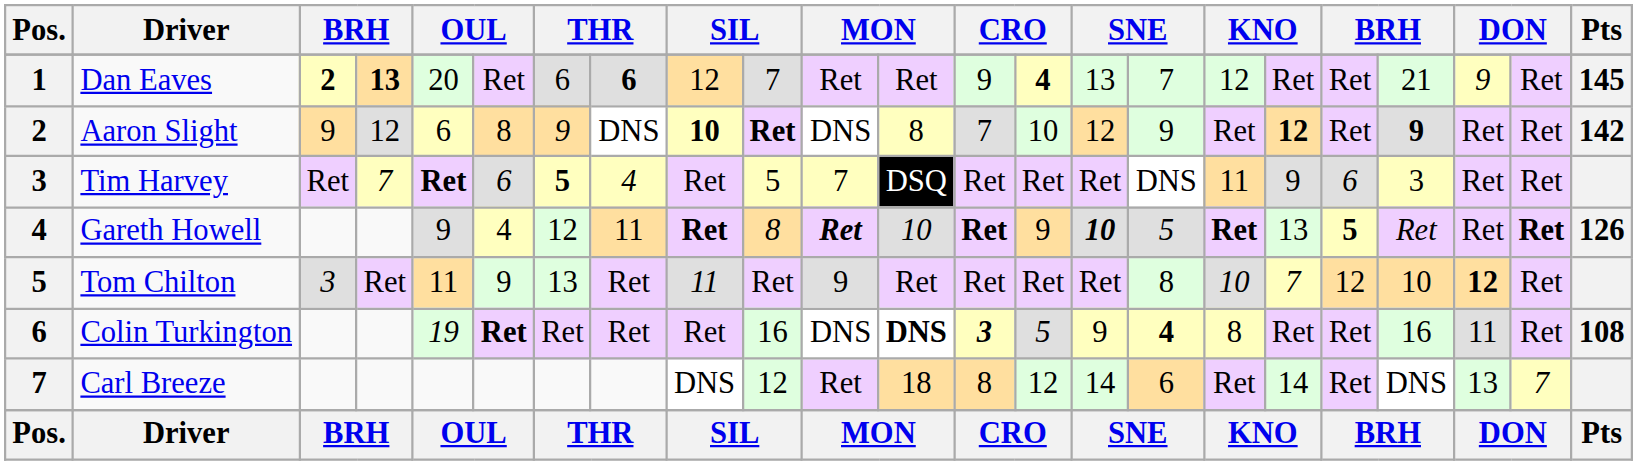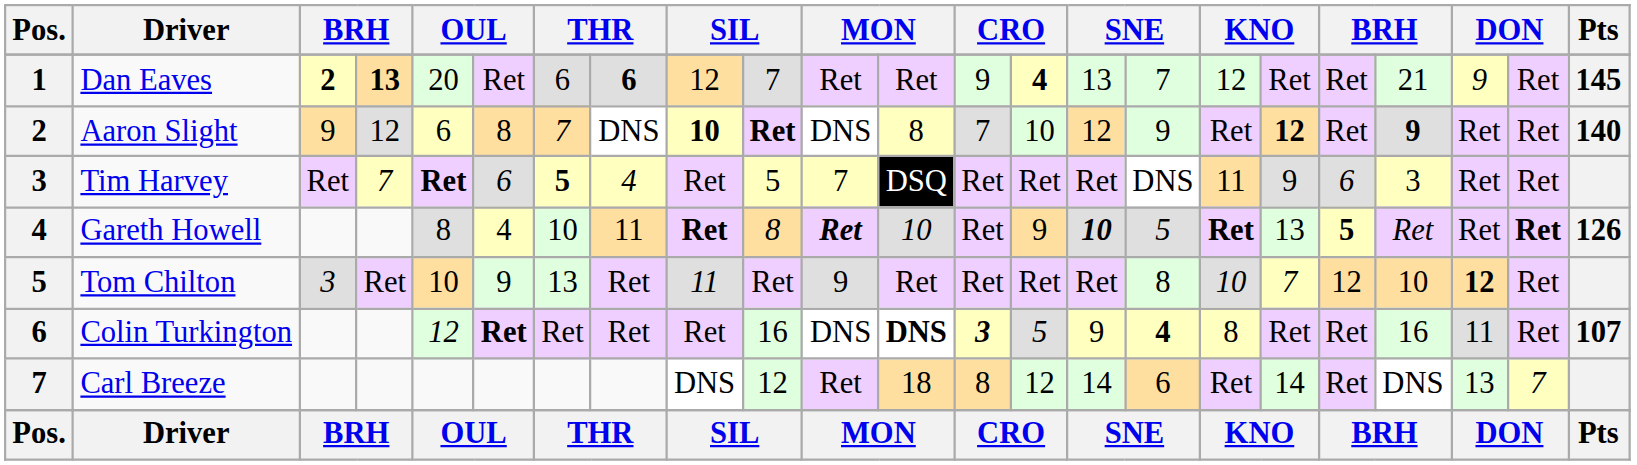(562, 130) 9 -> (562, 130) 7
(1602, 130) 142 -> (1598, 130) 140
(443, 231) 9 -> (443, 231) 8
(562, 231) 12 -> (562, 231) 10
(984, 231) bold -> (983, 231) normal
(443, 281) 11 -> (443, 281) 10
(443, 332) 19 -> (443, 332) 12
(1602, 332) 108 -> (1598, 332) 107
